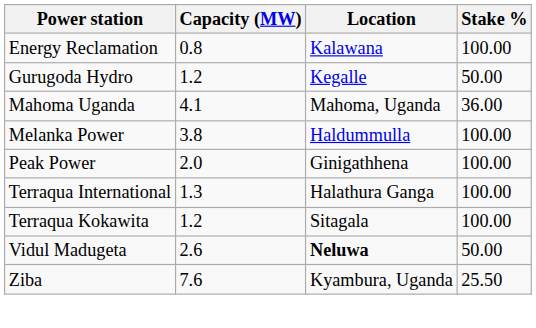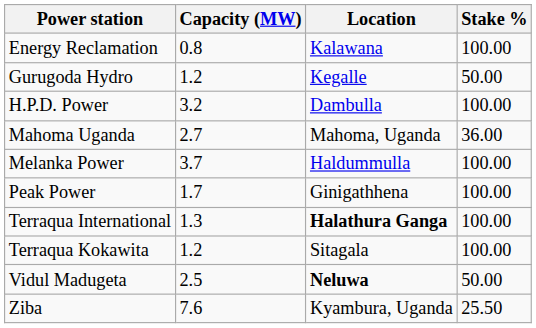+ row: (58, 105)
(191, 105) 4.1 -> (191, 134) 2.7
(191, 134) 3.8 -> (191, 163) 3.7
(191, 163) 2.0 -> (191, 192) 1.7
(372, 192) normal -> (379, 221) bold
(191, 250) 2.6 -> (191, 279) 2.5
